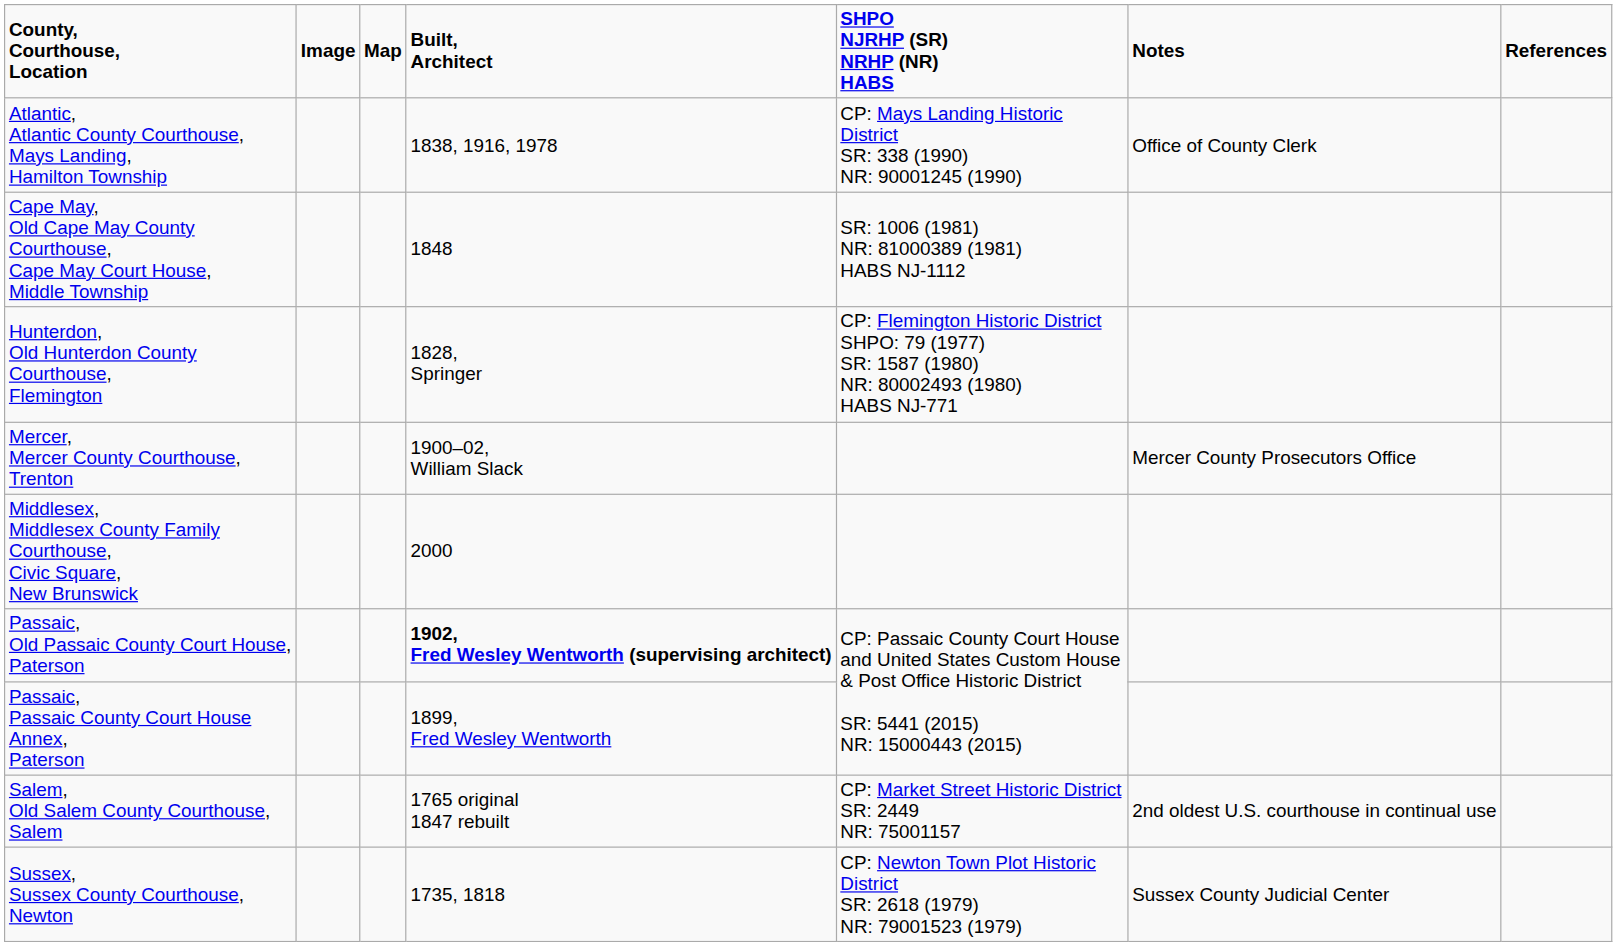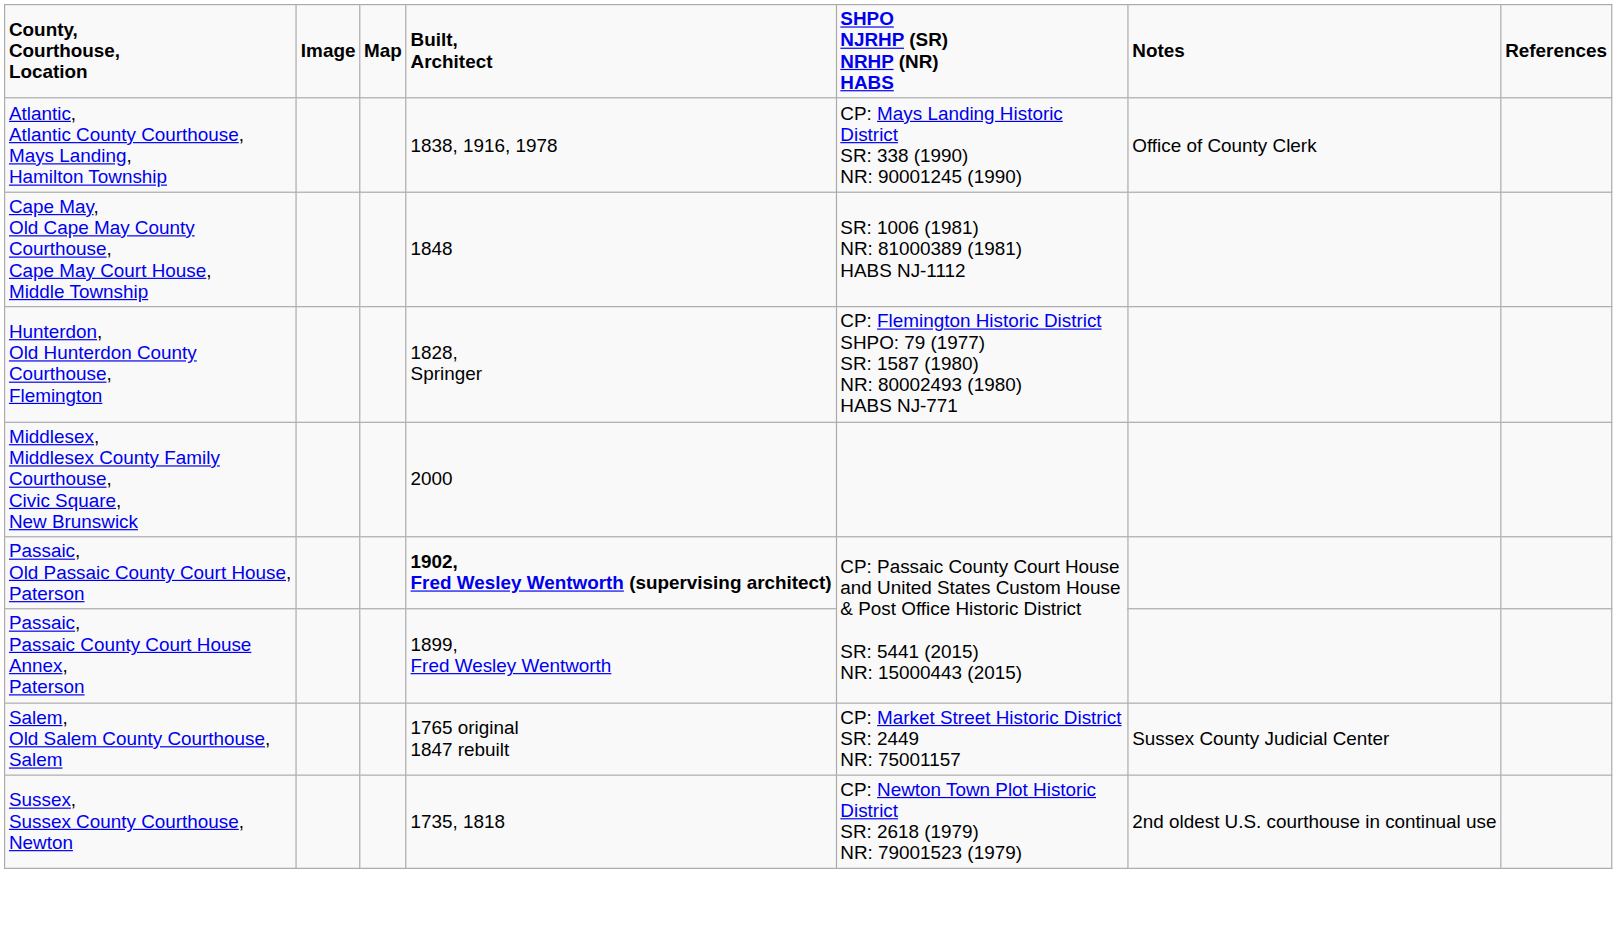- row: (125, 457)
(1314, 811) 2nd oldest U.S. courthouse in continual use -> (1261, 738) Sussex County Judicial Center
(1261, 894) Sussex County Judicial Center -> (1314, 821) 2nd oldest U.S. courthouse in continual use
